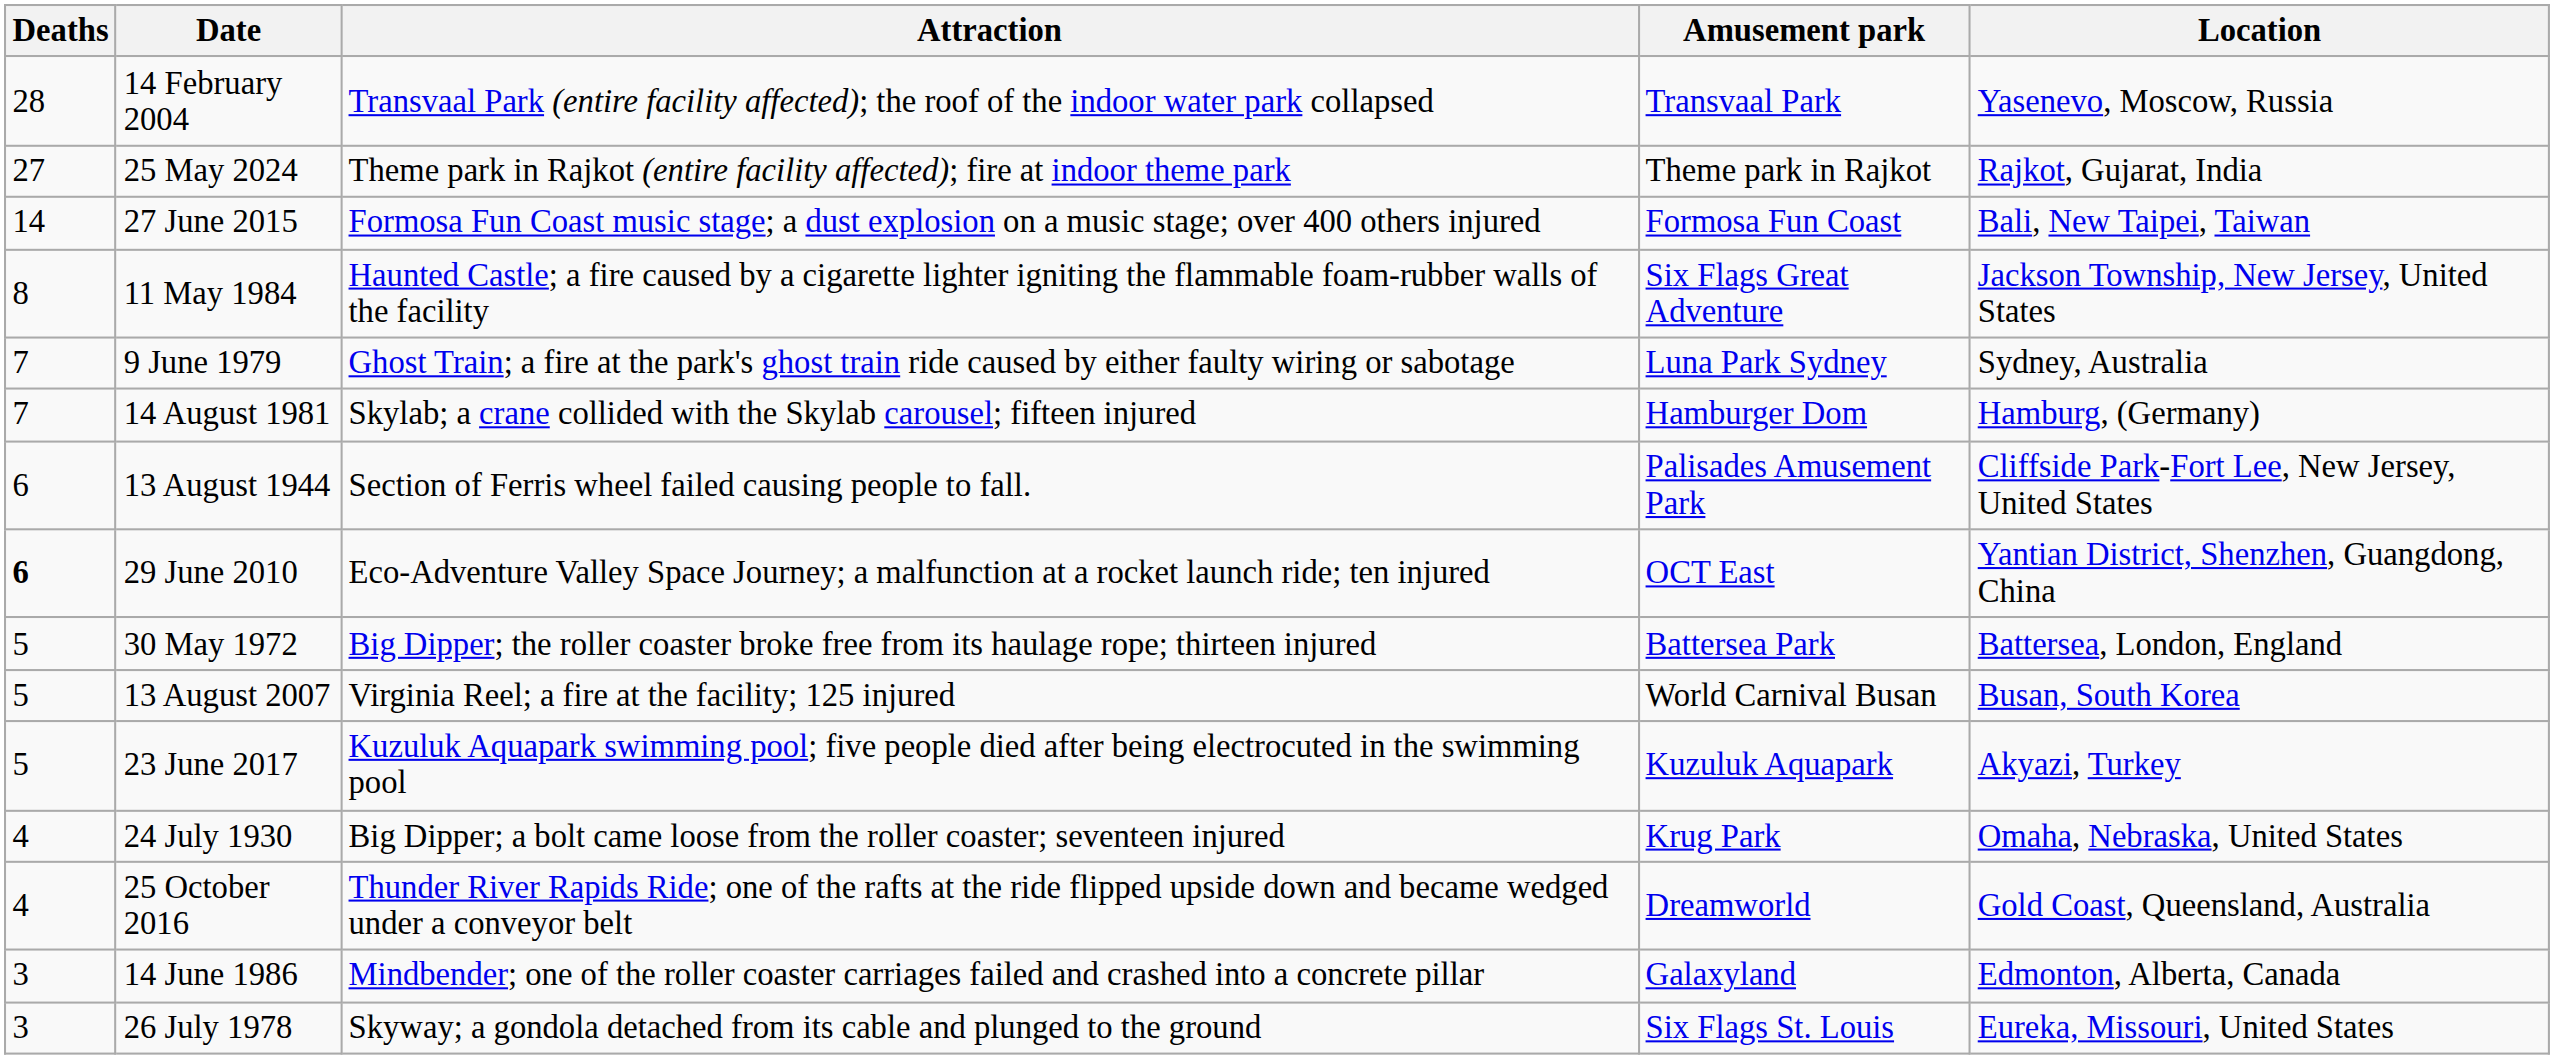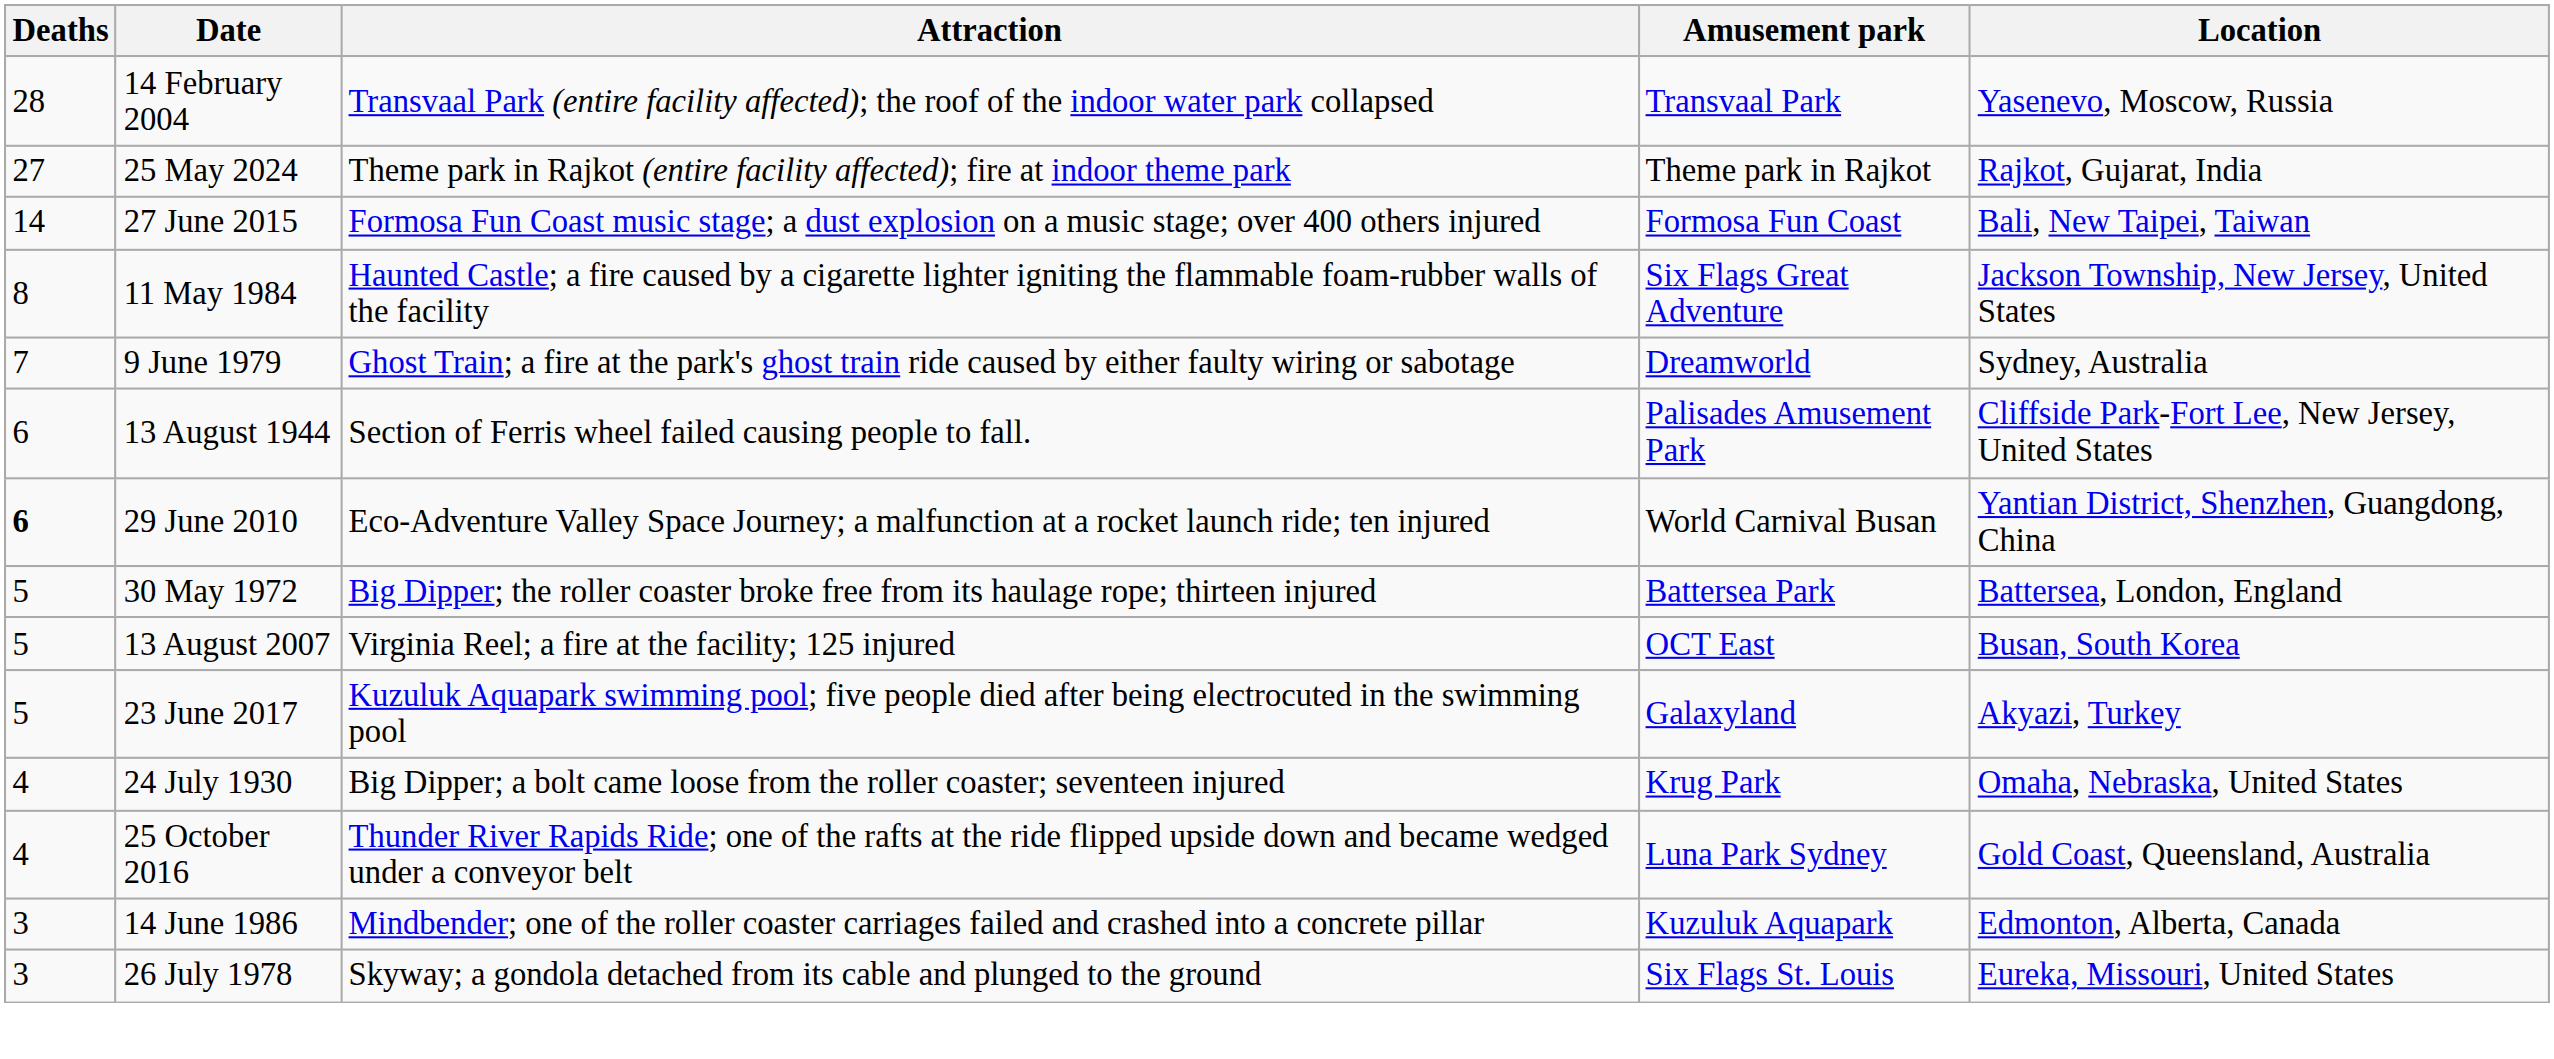(1766, 362) Luna Park Sydney -> (1728, 362) Dreamworld
- row: (227, 414)
(1710, 573) OCT East -> (1791, 521) World Carnival Busan
(1791, 694) World Carnival Busan -> (1710, 643) OCT East
(1769, 765) Kuzuluk Aquapark -> (1721, 713) Galaxyland
(1728, 905) Dreamworld -> (1766, 853) Luna Park Sydney
(1721, 975) Galaxyland -> (1769, 923) Kuzuluk Aquapark
